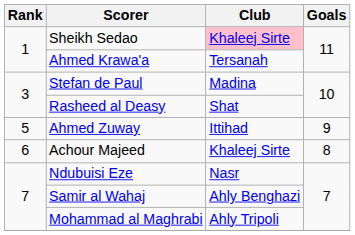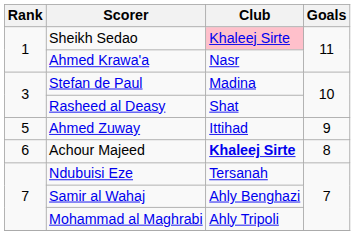(239, 60) Tersanah -> (224, 60) Nasr
(250, 151) normal -> (252, 151) bold
(224, 173) Nasr -> (239, 173) Tersanah
